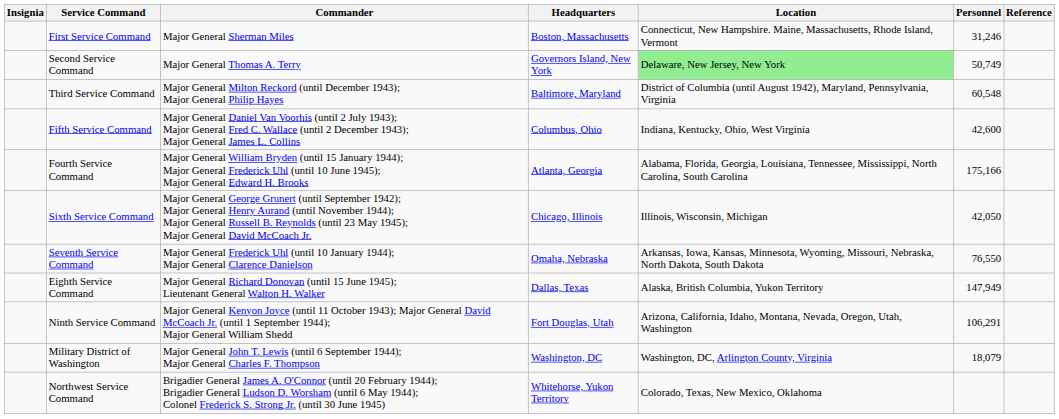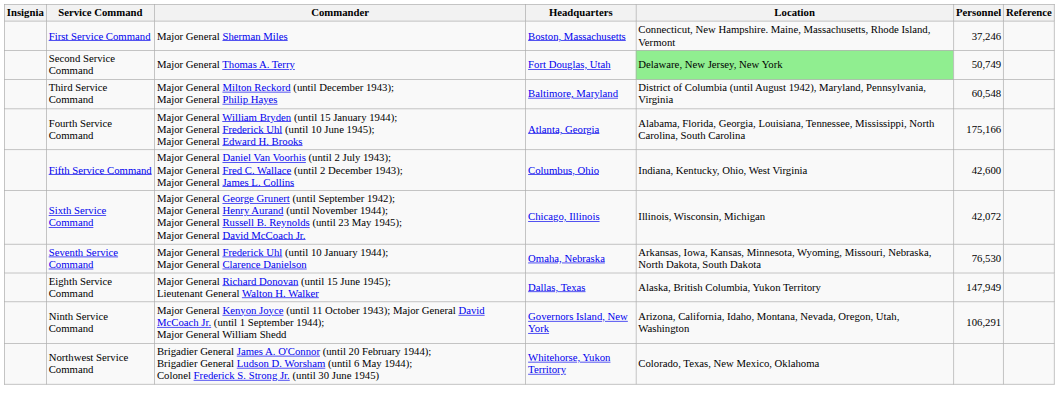(986, 36) 31,246 -> (986, 36) 37,246
(581, 65) Governors Island, New York -> (569, 65) Fort Douglas, Utah
rows swapped: (80, 170) <-> (100, 129)
(986, 217) 42,050 -> (986, 217) 42,072
(986, 258) 76,550 -> (986, 258) 76,530
(572, 322) Fort Douglas, Utah -> (578, 322) Governors Island, New York
- row: (89, 357)
